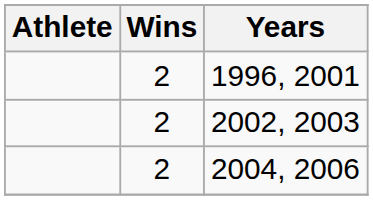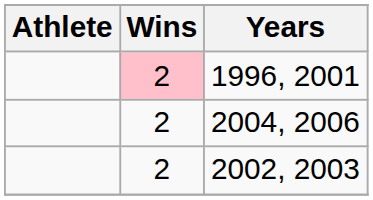(162, 75) no background -> (162, 75) pink background
rows swapped: (285, 122) <-> (285, 169)
